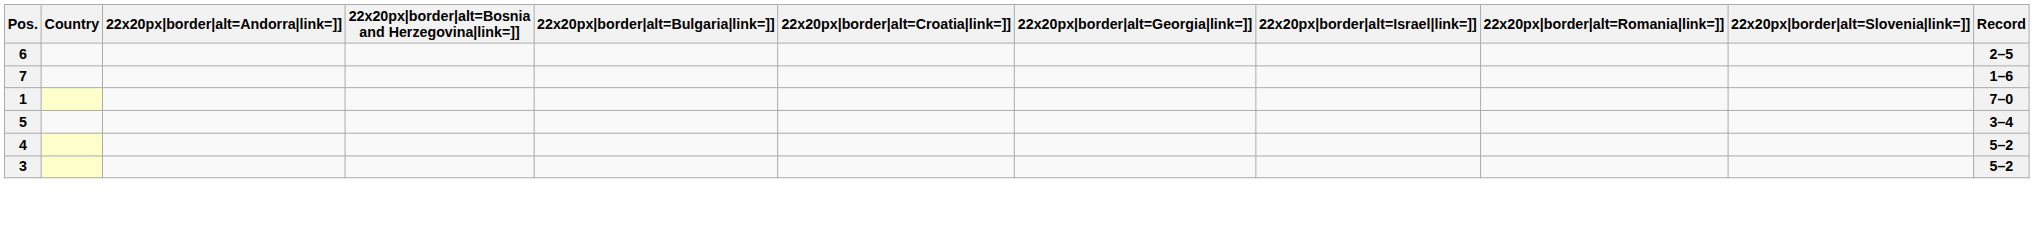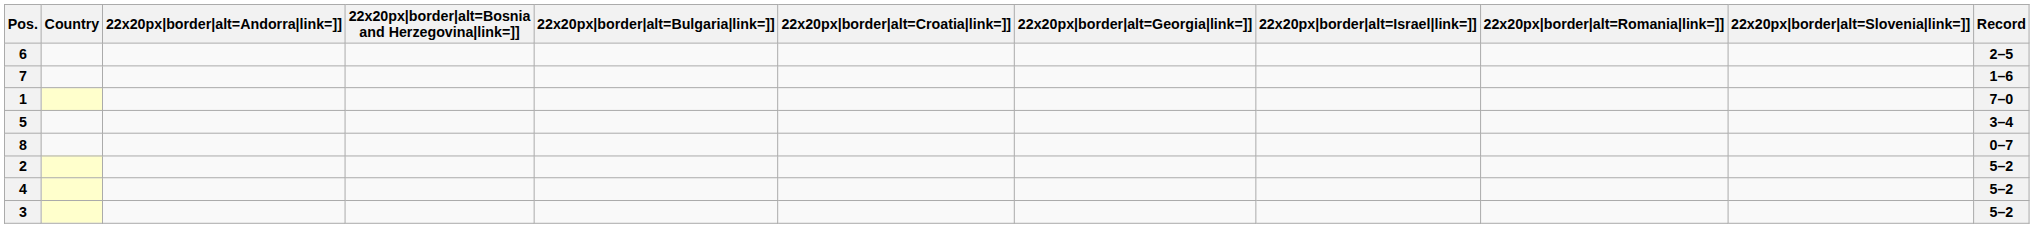+ row: (23, 145)
+ row: (23, 167)
